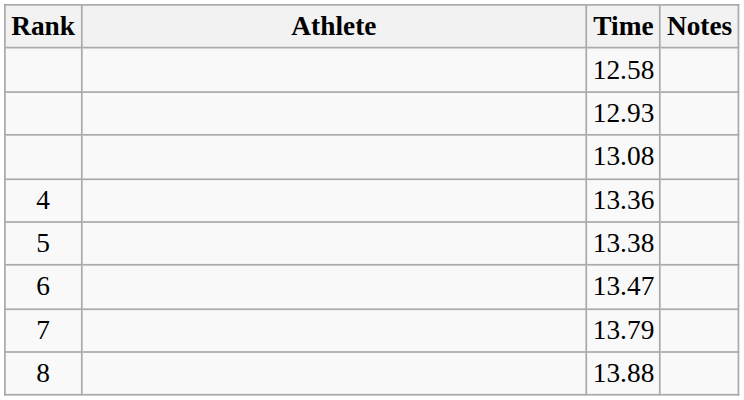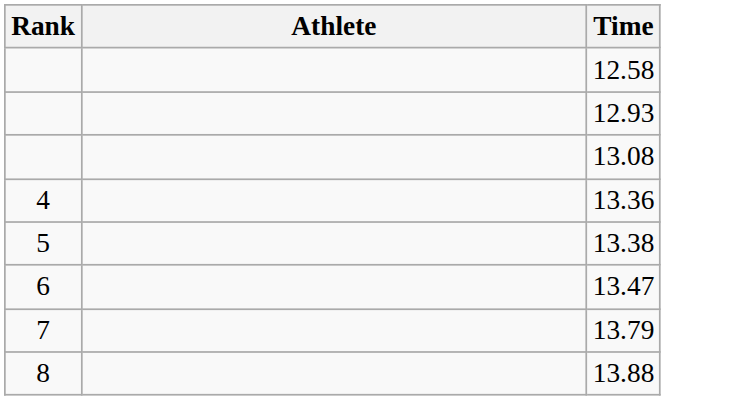- column: (700, 26)
